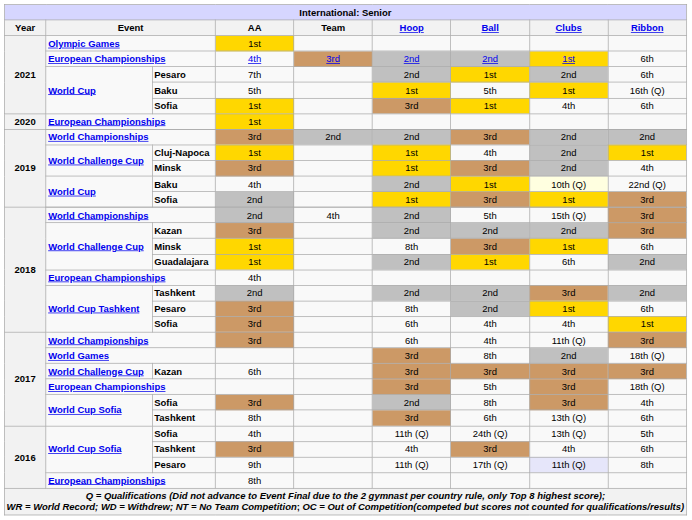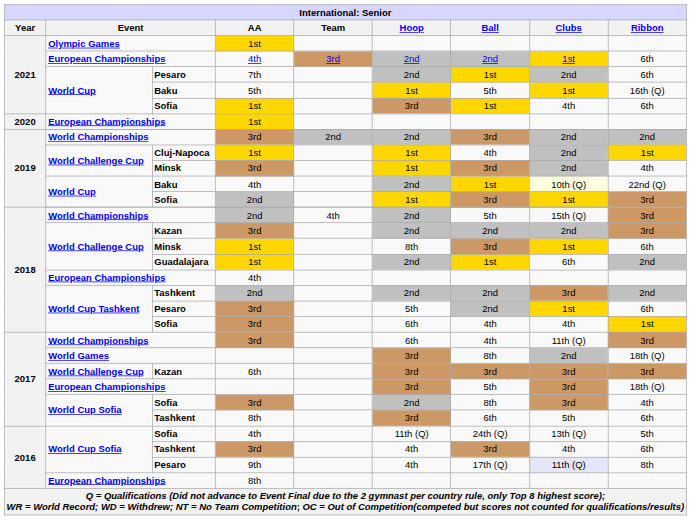(412, 309) 8th -> (412, 309) 5th
(569, 418) 13th (Q) -> (569, 418) 5th
(412, 465) 11th (Q) -> (412, 465) 4th
